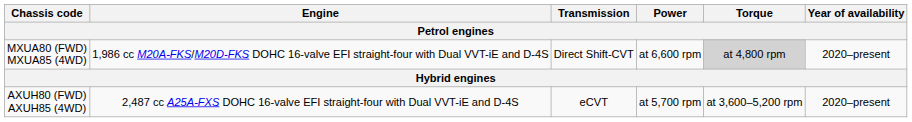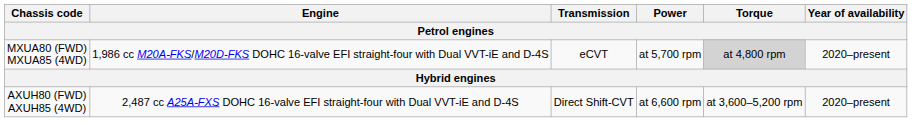(594, 55) Direct Shift-CVT -> (594, 55) eCVT
(670, 55) at 6,600 rpm -> (670, 55) at 5,700 rpm
(594, 102) eCVT -> (594, 102) Direct Shift-CVT
(670, 102) at 5,700 rpm -> (670, 102) at 6,600 rpm
